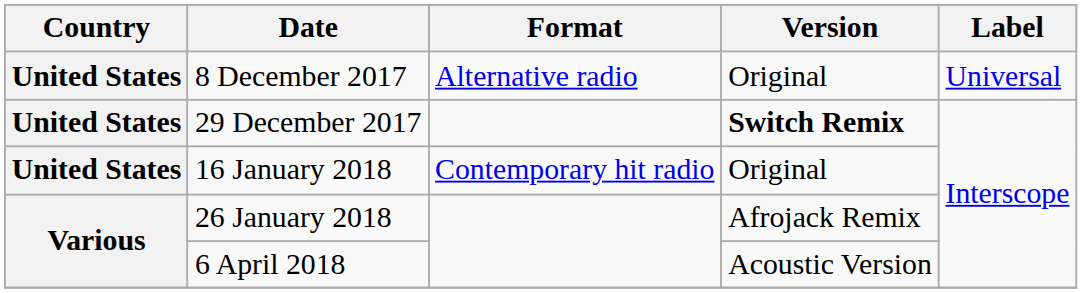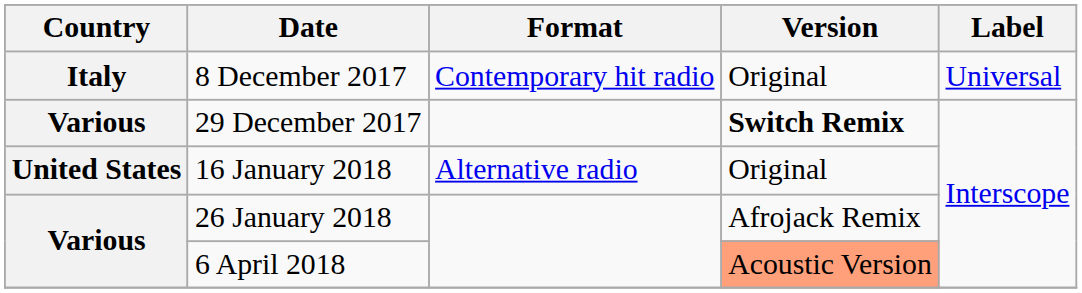(97, 75) United States -> (97, 75) Italy
(536, 75) Alternative radio -> (575, 75) Contemporary hit radio
(97, 122) United States -> (97, 122) Various
(575, 169) Contemporary hit radio -> (536, 169) Alternative radio
(830, 264) no background -> (830, 264) lightsalmon background
